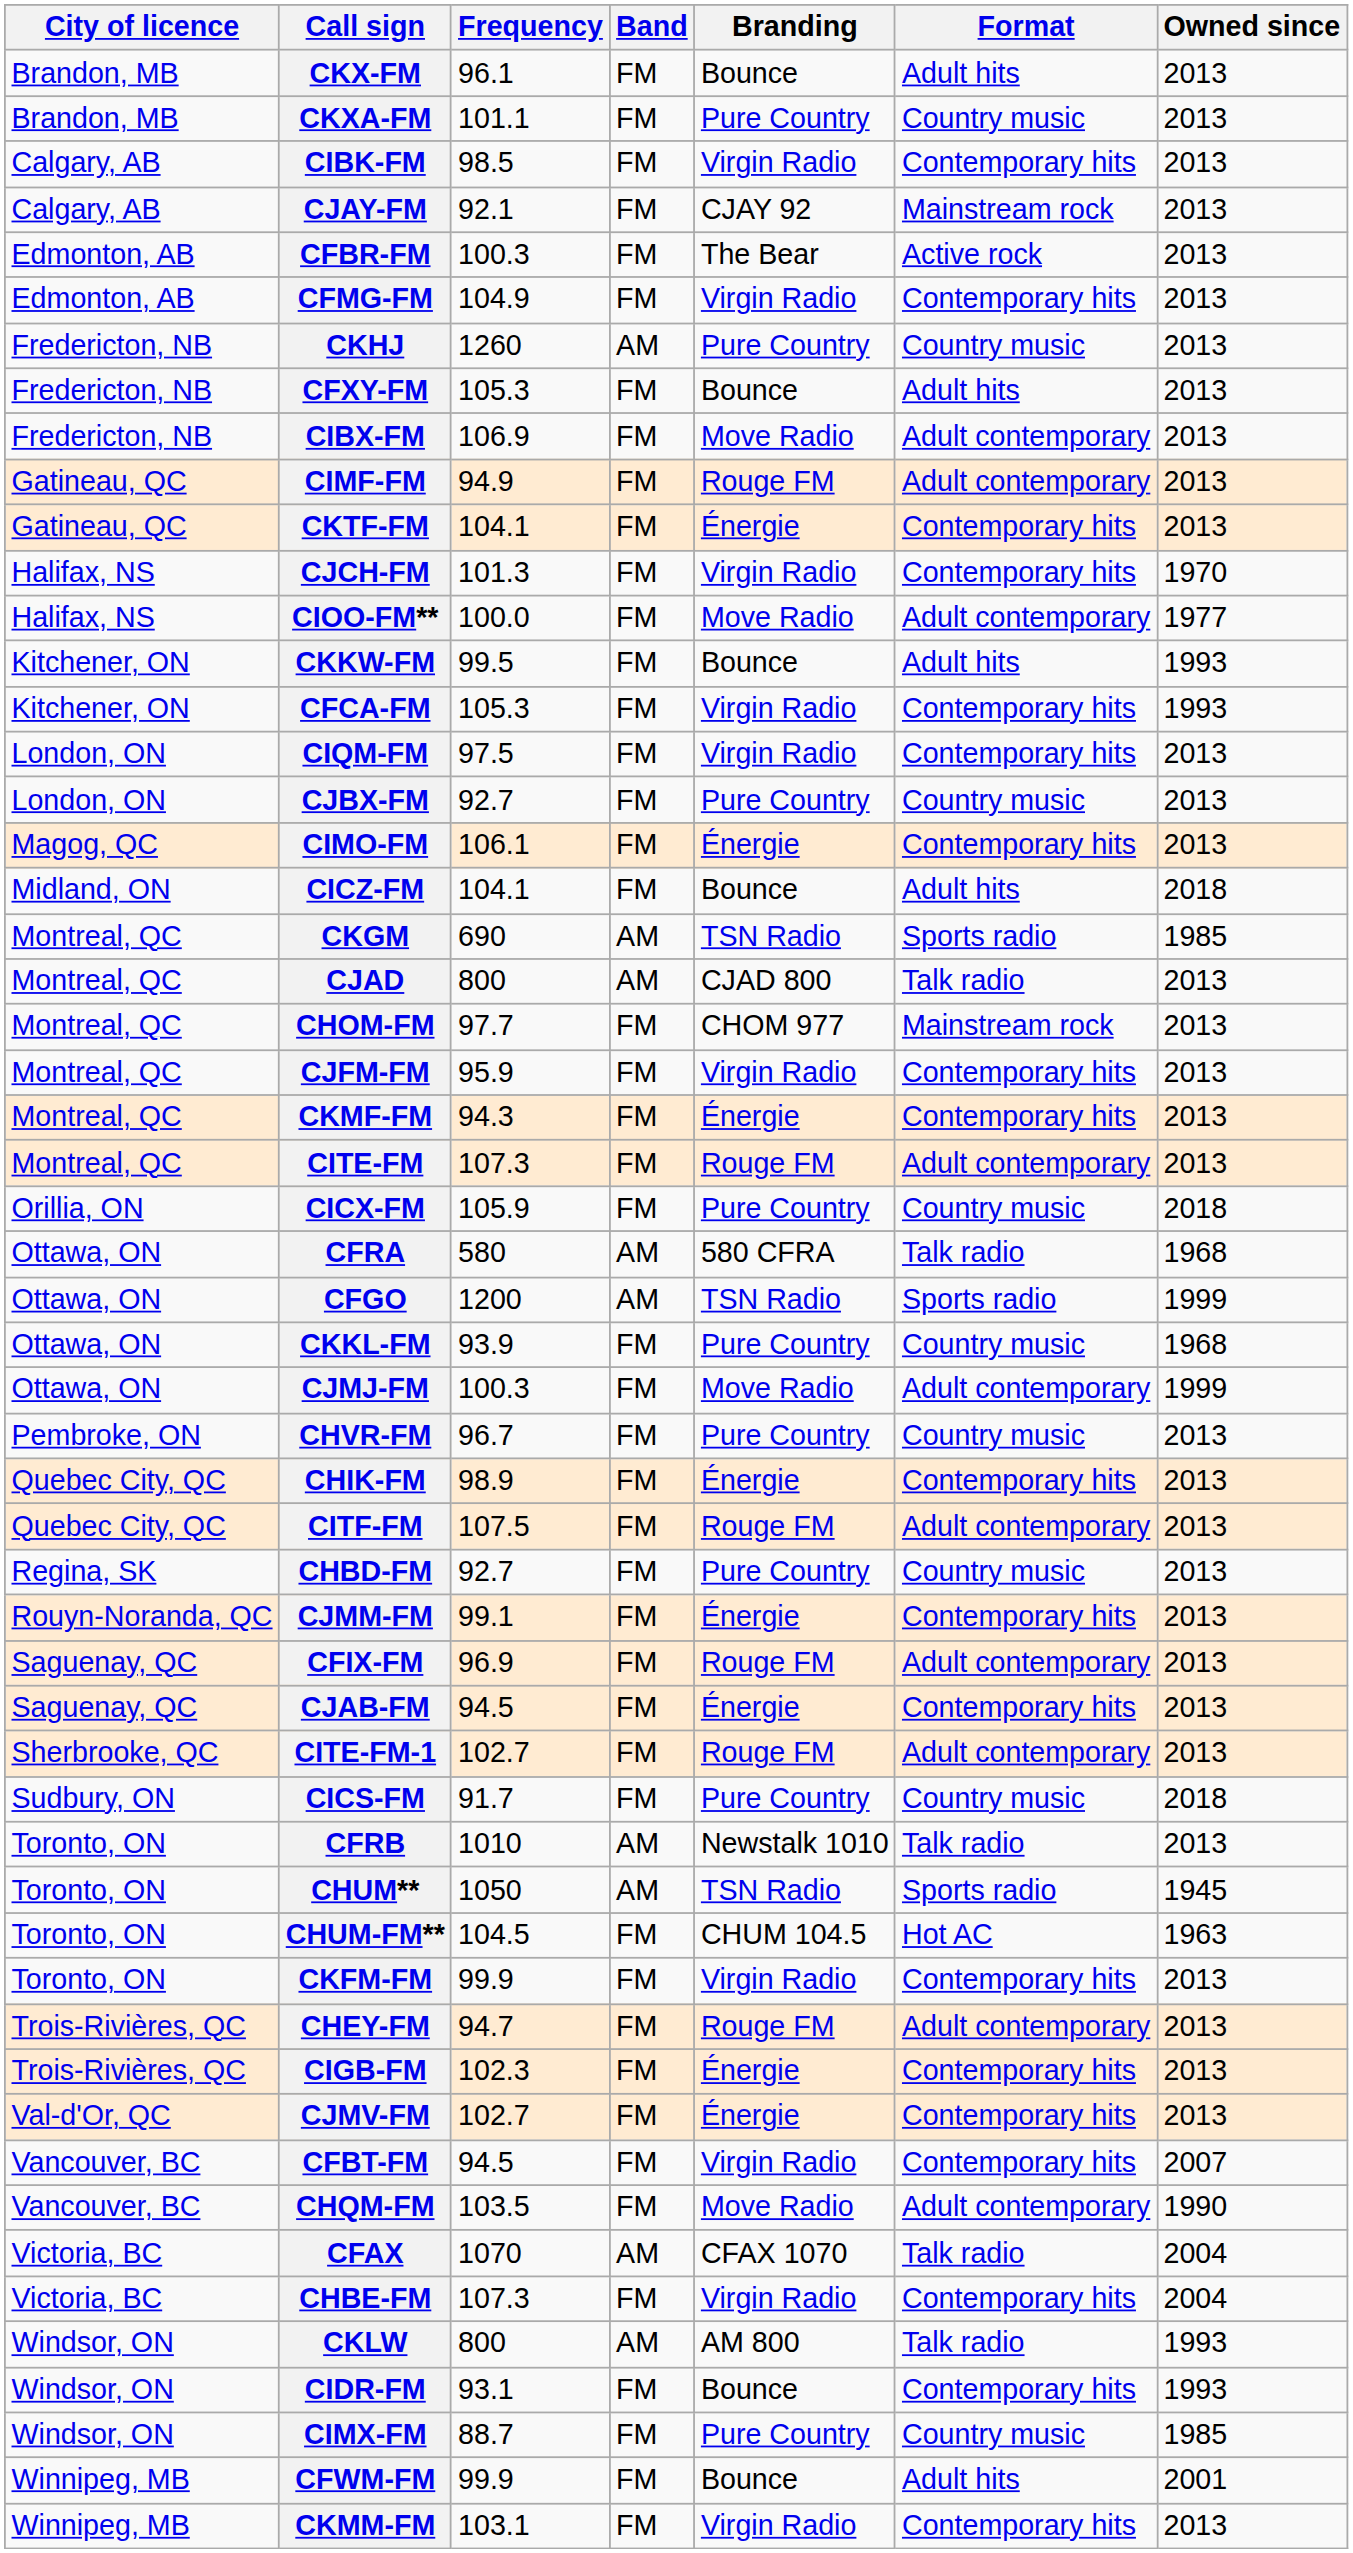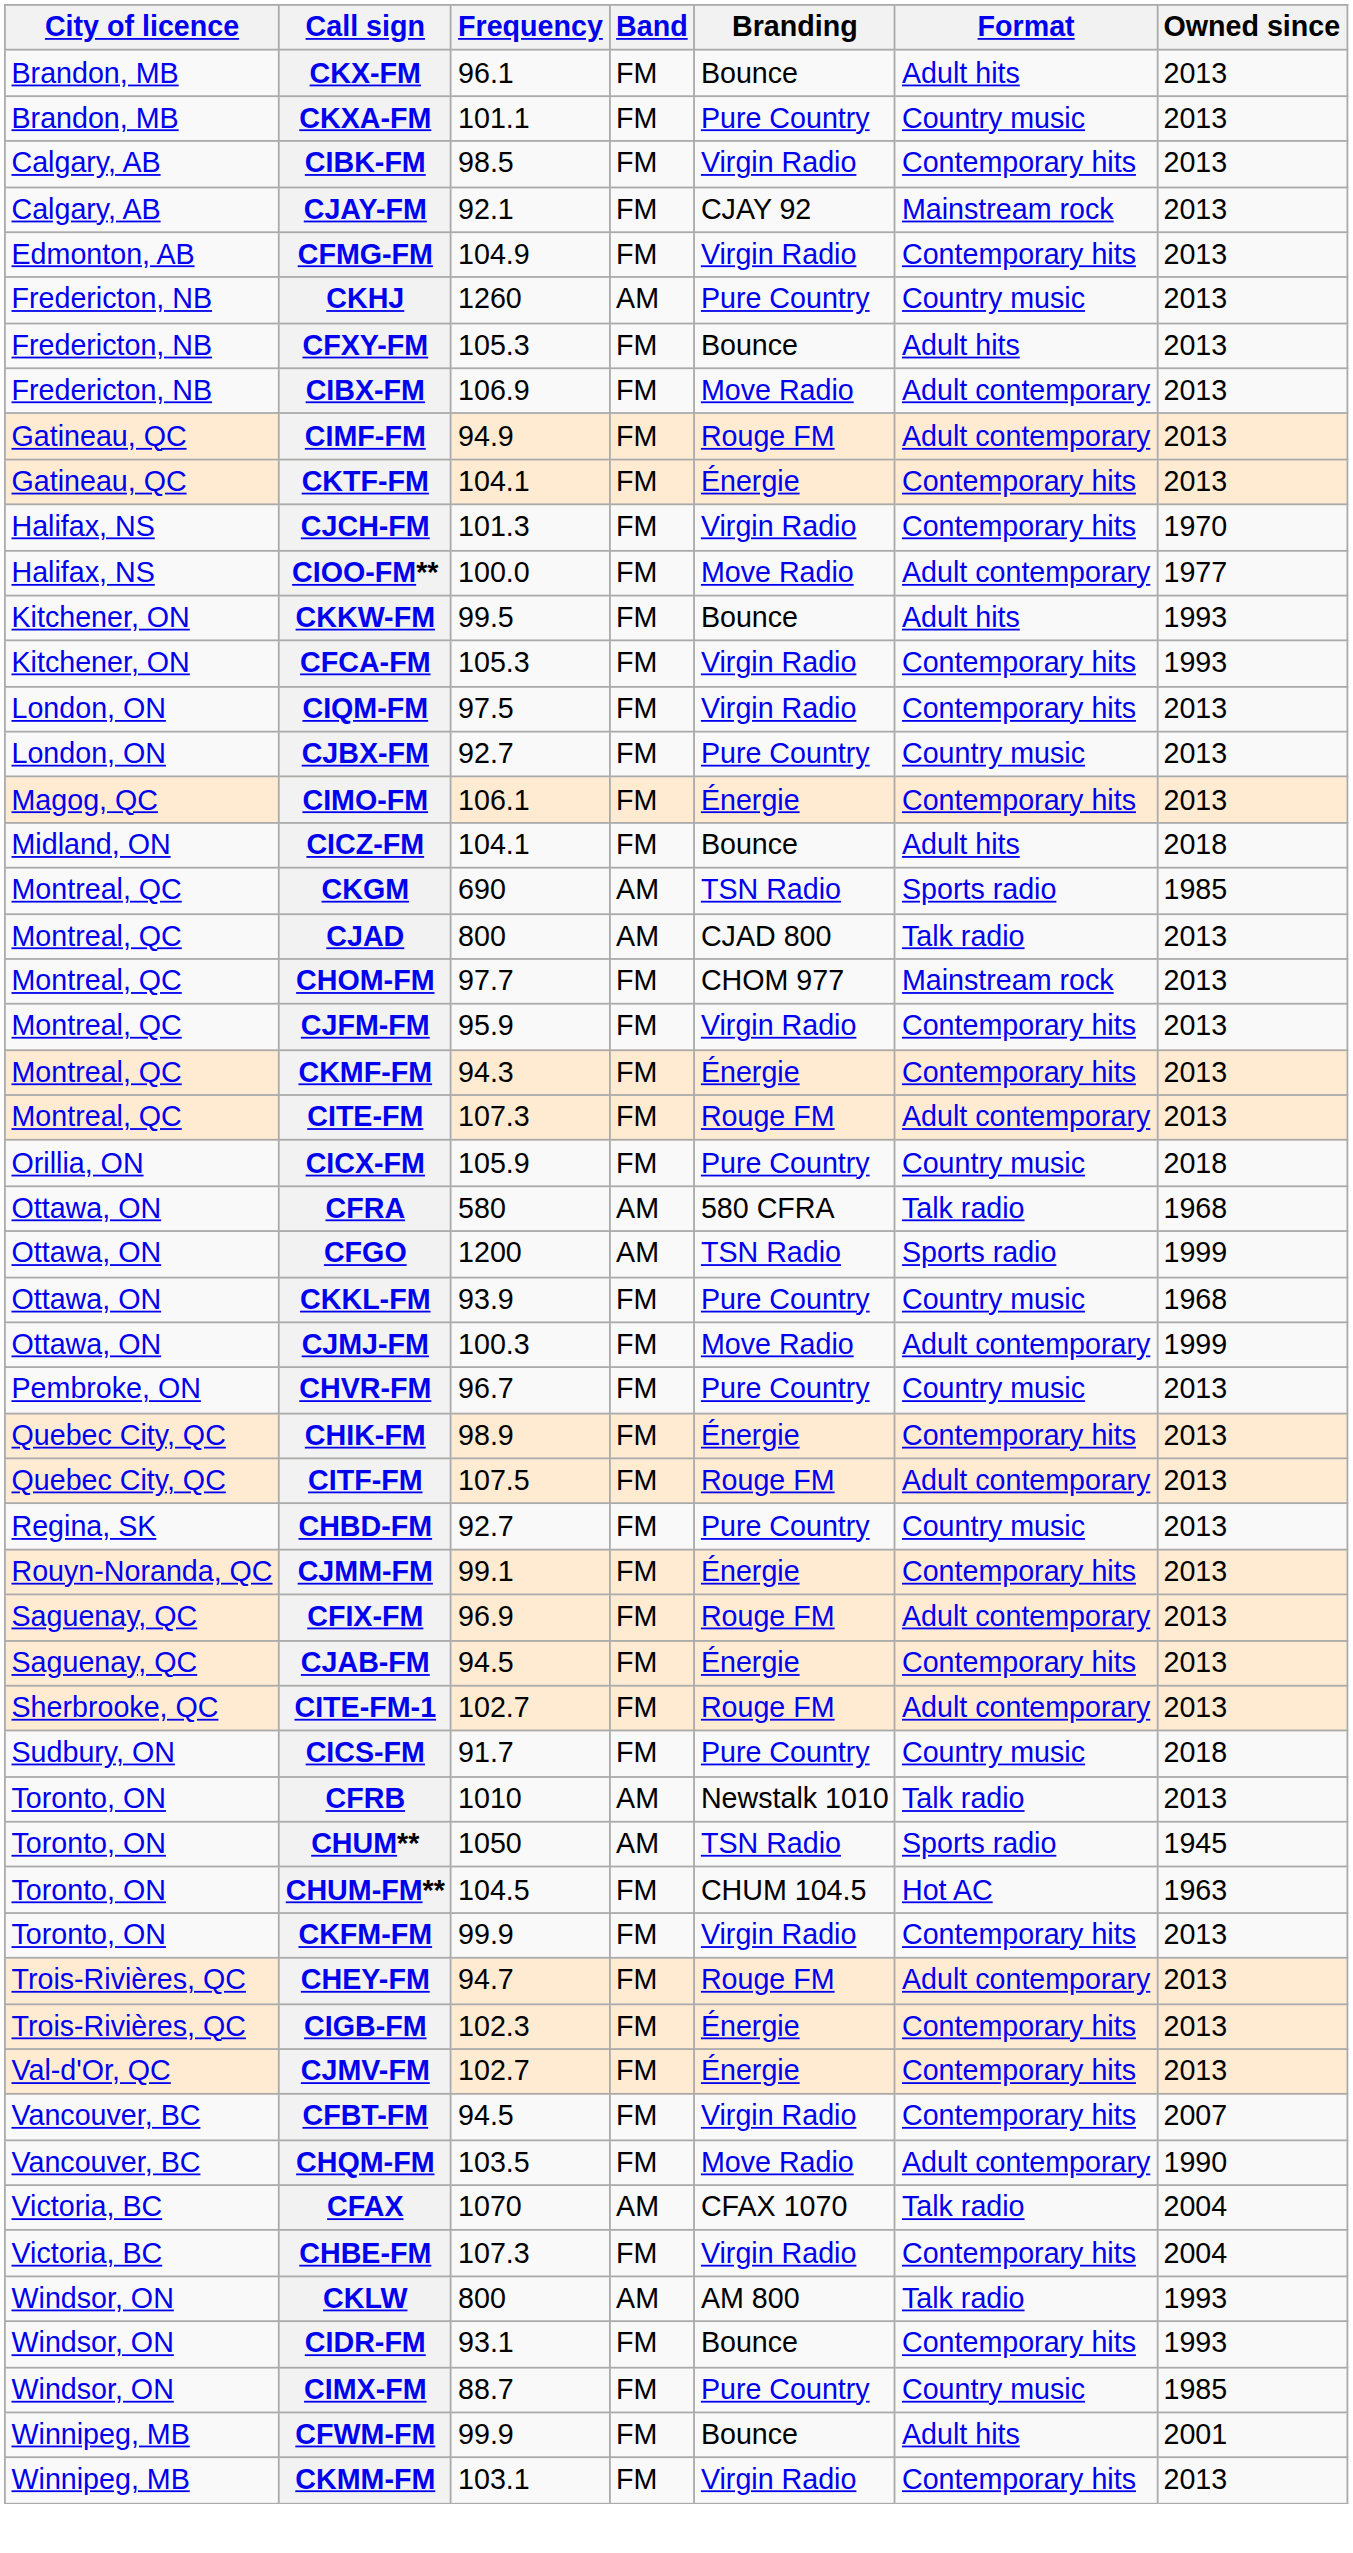- row: (365, 254)
